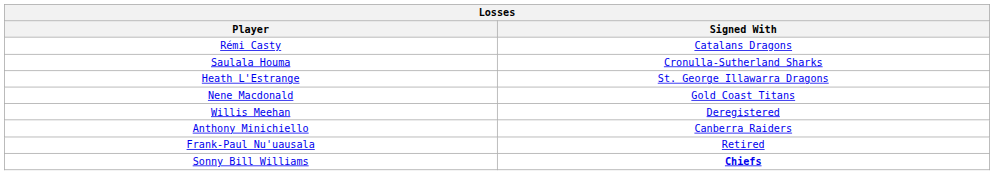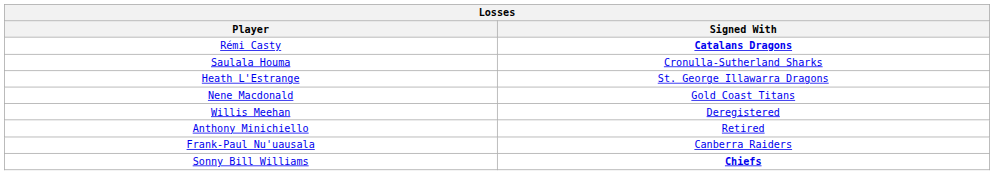(743, 46) normal -> (743, 46) bold
(743, 128) Canberra Raiders -> (743, 128) Retired
(743, 145) Retired -> (743, 145) Canberra Raiders
